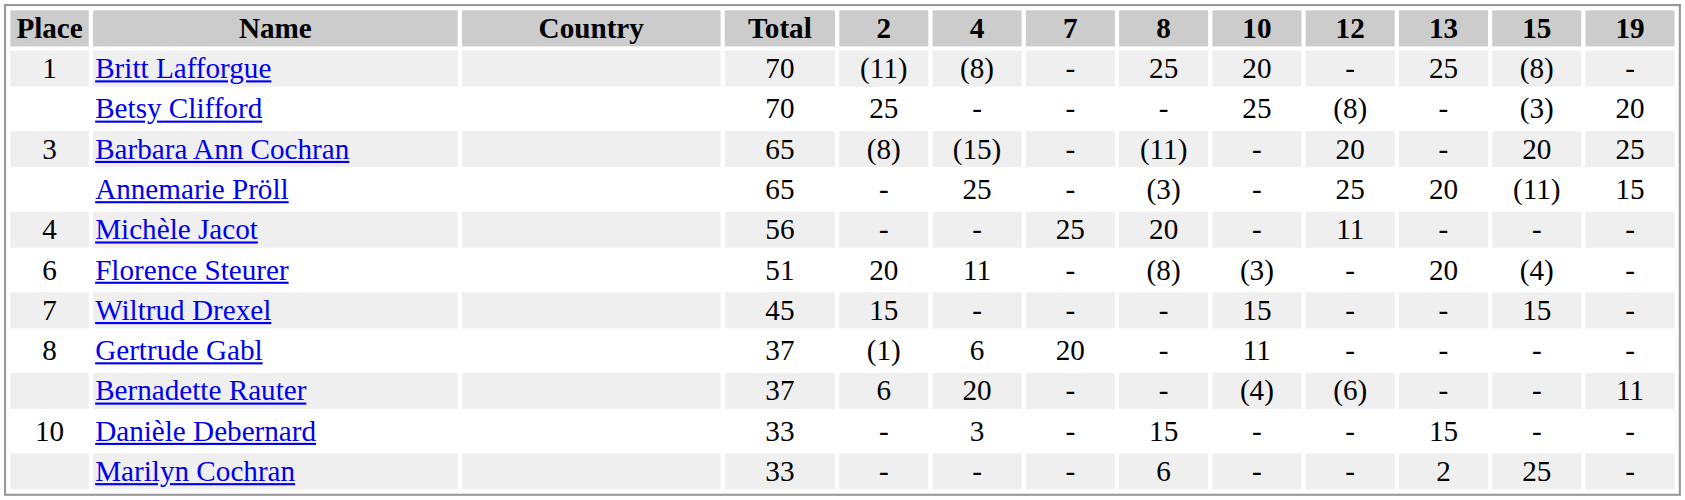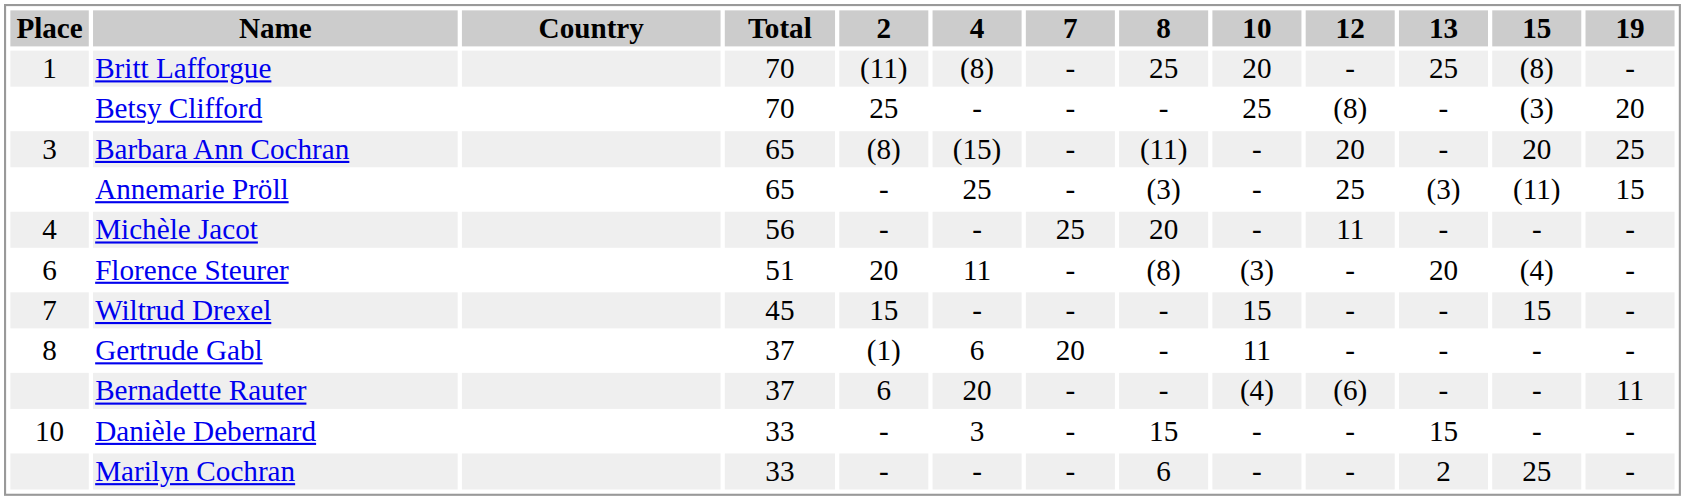(1443, 189) 20 -> (1443, 189) (3)
